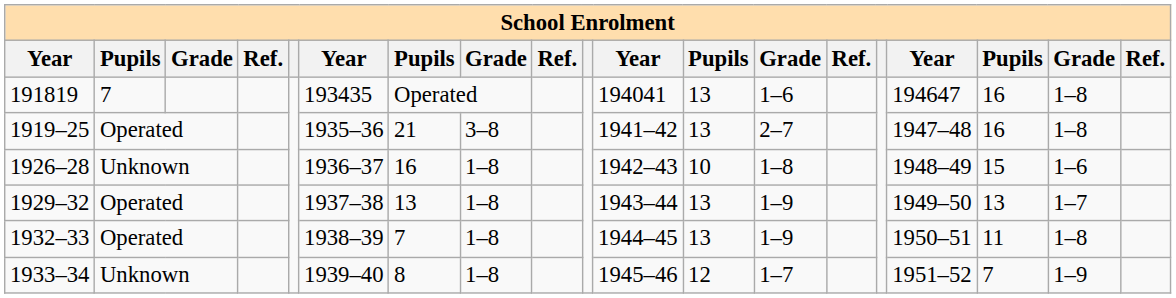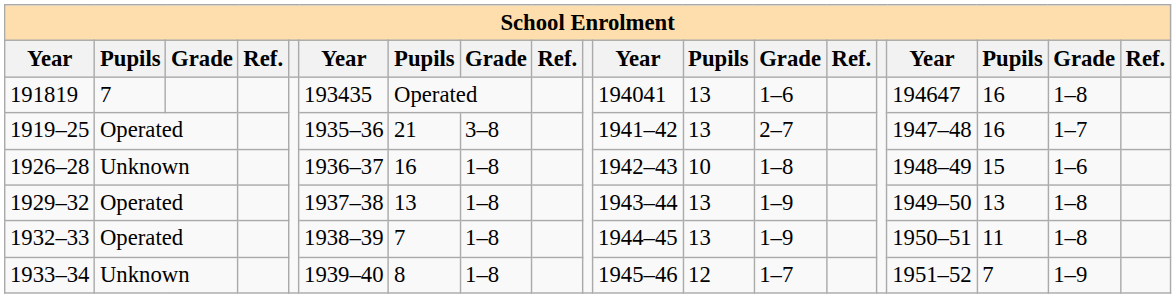(1070, 130) 1–8 -> (1070, 130) 1–7
(1070, 202) 1–7 -> (1070, 202) 1–8
